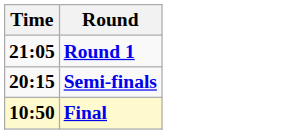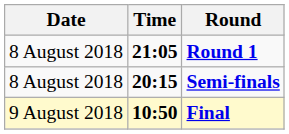+ column: (66, 19)
